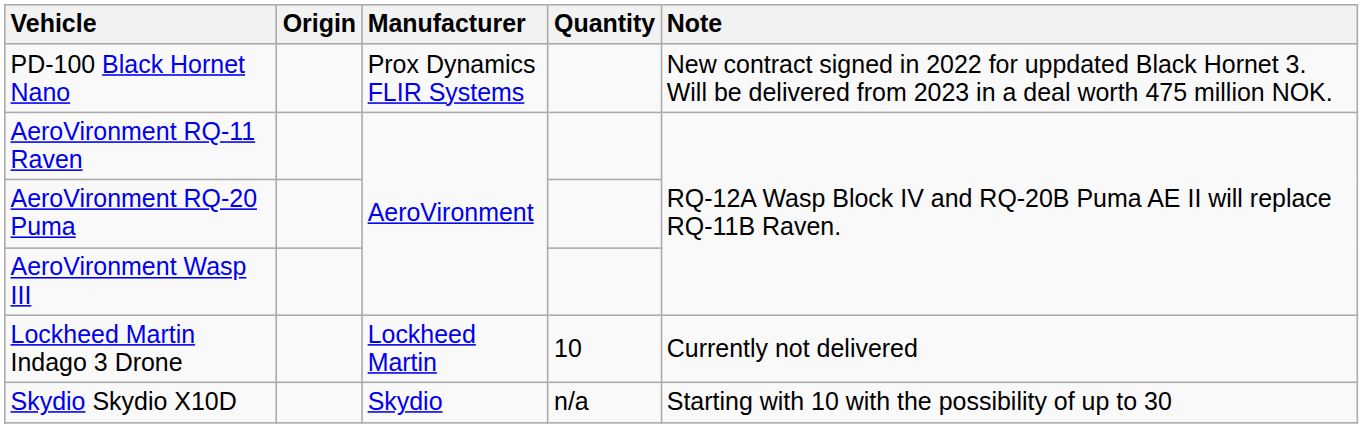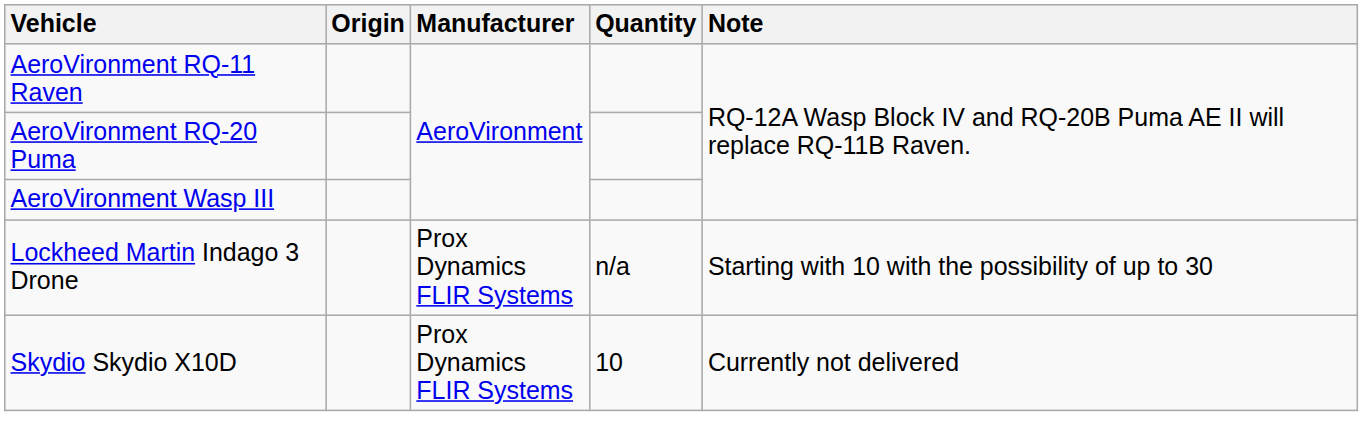- row: (128, 77)
(422, 348) Lockheed Martin -> (495, 266) Prox Dynamics FLIR Systems
(568, 348) 10 -> (613, 266) n/a
(792, 348) Currently not delivered -> (960, 266) Starting with 10 with the possibility of up to 30
(405, 402) Skydio -> (495, 362) Prox Dynamics FLIR Systems
(571, 402) n/a -> (609, 362) 10
(919, 402) Starting with 10 with the possibility of up to 30 -> (833, 362) Currently not delivered
